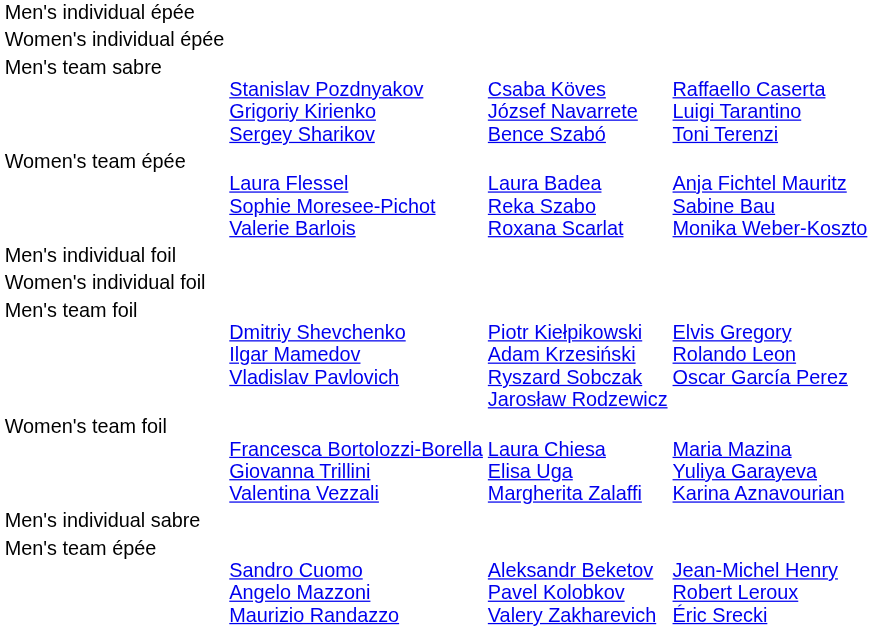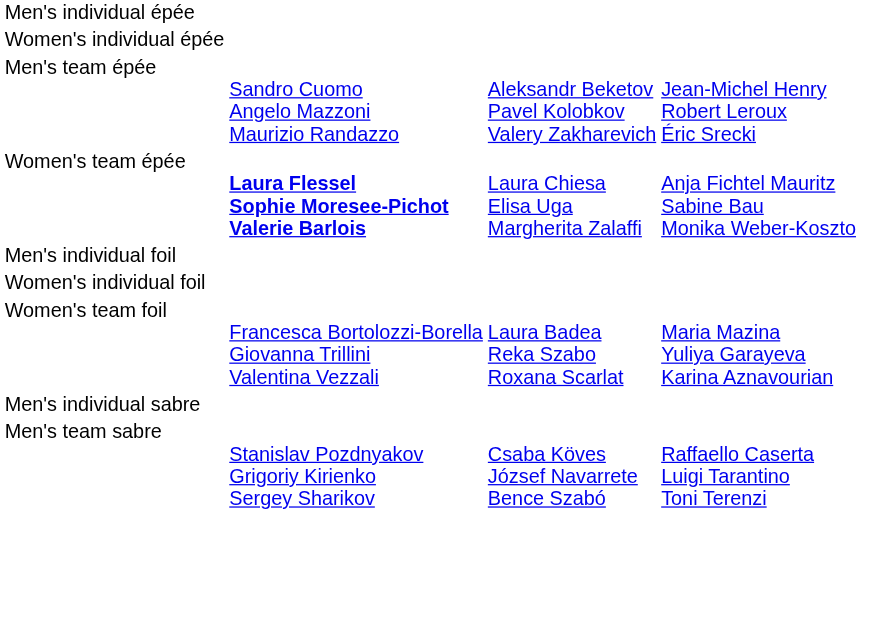rows swapped: (81, 548) <-> (83, 67)
(332, 206) normal -> (339, 206) bold
(556, 206) Laura Badea Reka Szabo Roxana Scarlat -> (565, 206) Laura Chiesa Elisa Uga Margherita Zalaffi
- row: (71, 310)
(565, 471) Laura Chiesa Elisa Uga Margherita Zalaffi -> (556, 355) Laura Badea Reka Szabo Roxana Scarlat
